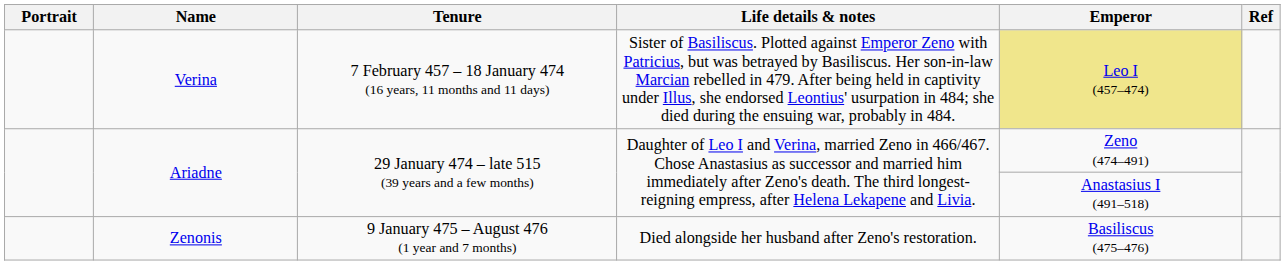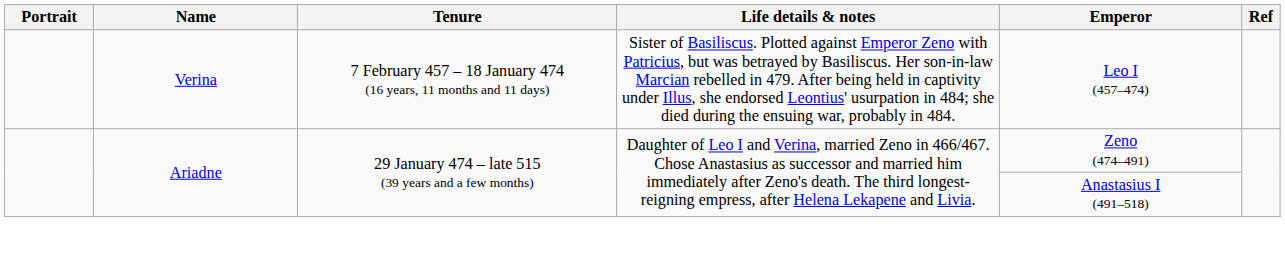(1121, 79) khaki background -> (1121, 79) no background
- row: (196, 237)
